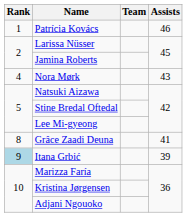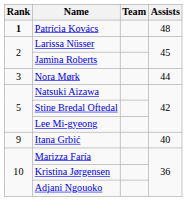(18, 28) normal -> (18, 28) bold
(165, 28) 46 -> (165, 28) 48
(18, 76) 4 -> (18, 76) 3
(165, 76) 43 -> (165, 76) 44
- row: (74, 140)
(18, 156) lightblue background -> (18, 140) no background
(165, 156) 39 -> (165, 140) 40
